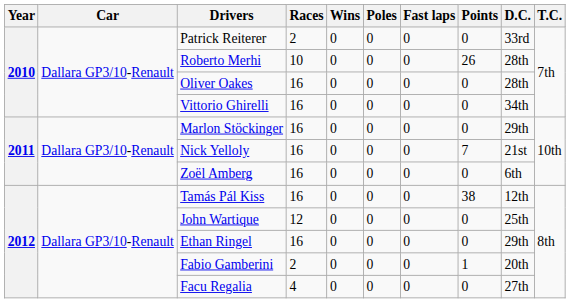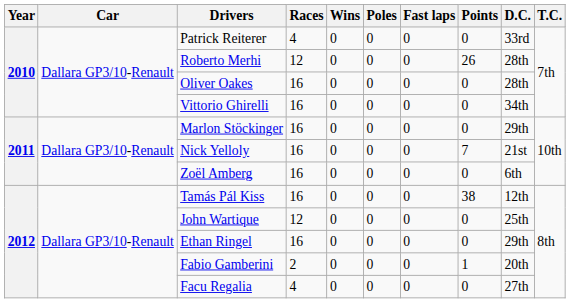(293, 38) 2 -> (293, 38) 4
(296, 61) 10 -> (296, 61) 12
